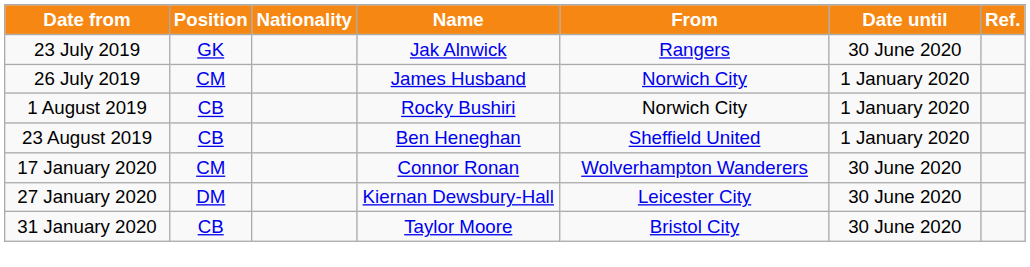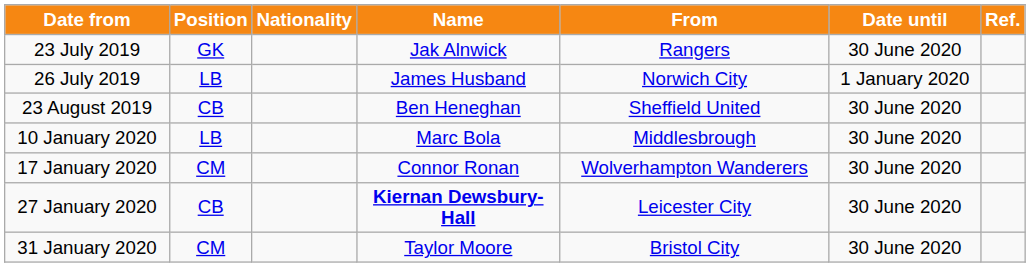(211, 79) CM -> (211, 79) LB
- row: (87, 109)
(905, 138) 1 January 2020 -> (905, 109) 30 June 2020
+ row: (87, 138)
(211, 197) DM -> (211, 208) CB
(458, 197) normal -> (458, 208) bold
(211, 227) CB -> (211, 248) CM
